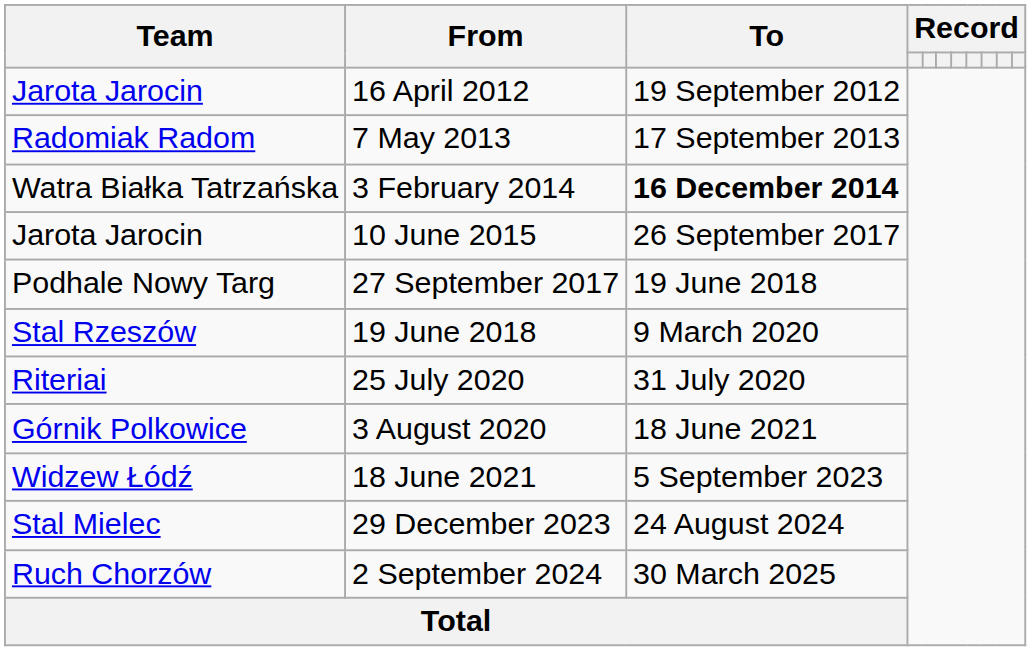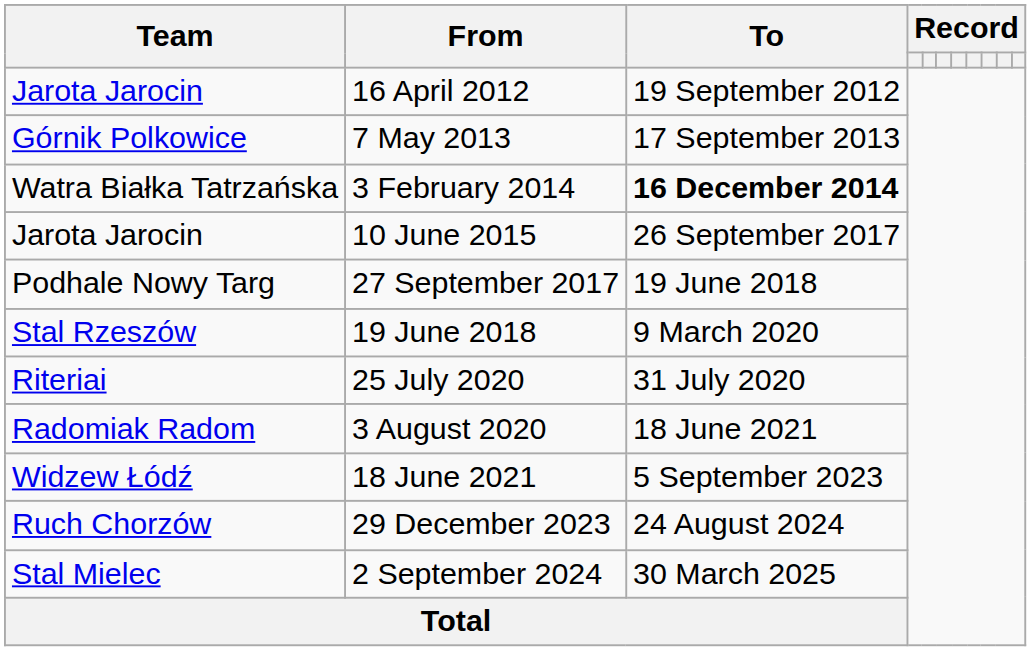(134, 139) Radomiak Radom -> (129, 139) Górnik Polkowice
(129, 428) Górnik Polkowice -> (134, 428) Radomiak Radom
(86, 524) Stal Mielec -> (112, 524) Ruch Chorzów
(112, 572) Ruch Chorzów -> (86, 572) Stal Mielec
